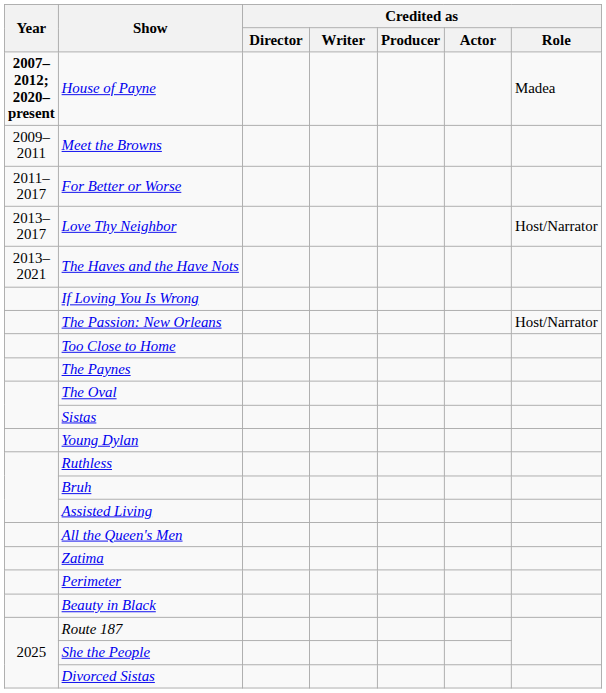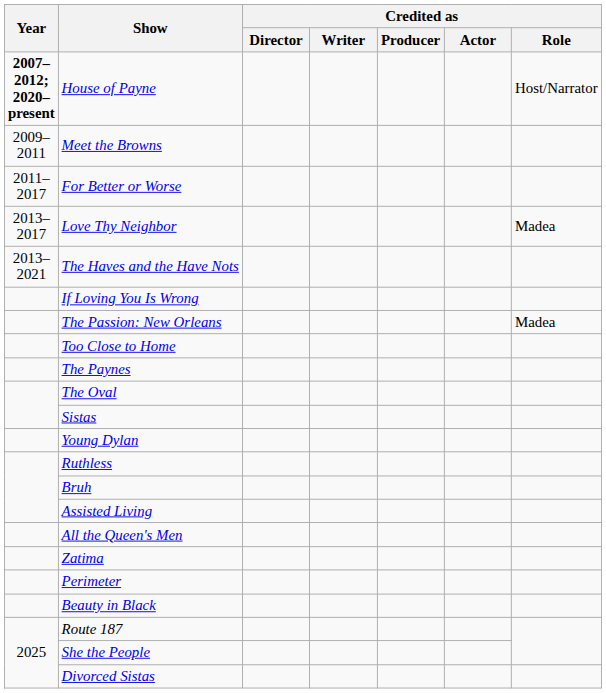(535, 88) Madea -> (556, 88) Host/Narrator
(556, 226) Host/Narrator -> (535, 226) Madea
(556, 322) Host/Narrator -> (535, 322) Madea
